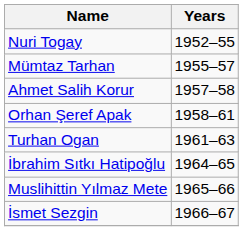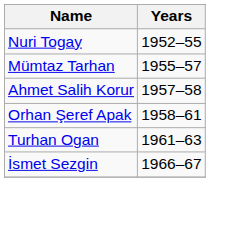- row: (87, 164)
- row: (88, 189)
